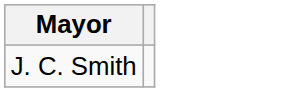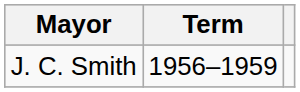+ column: (213, 24)
